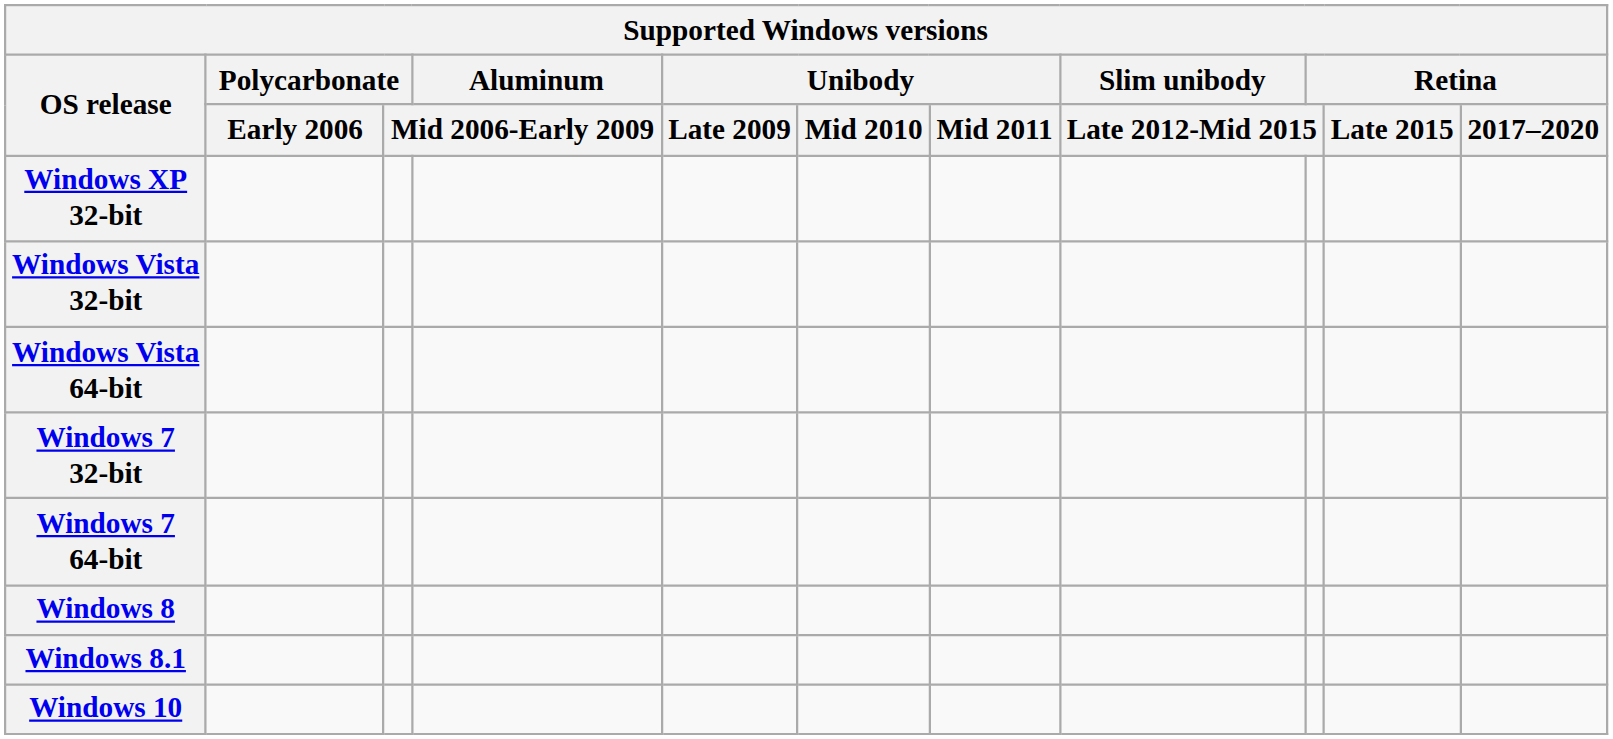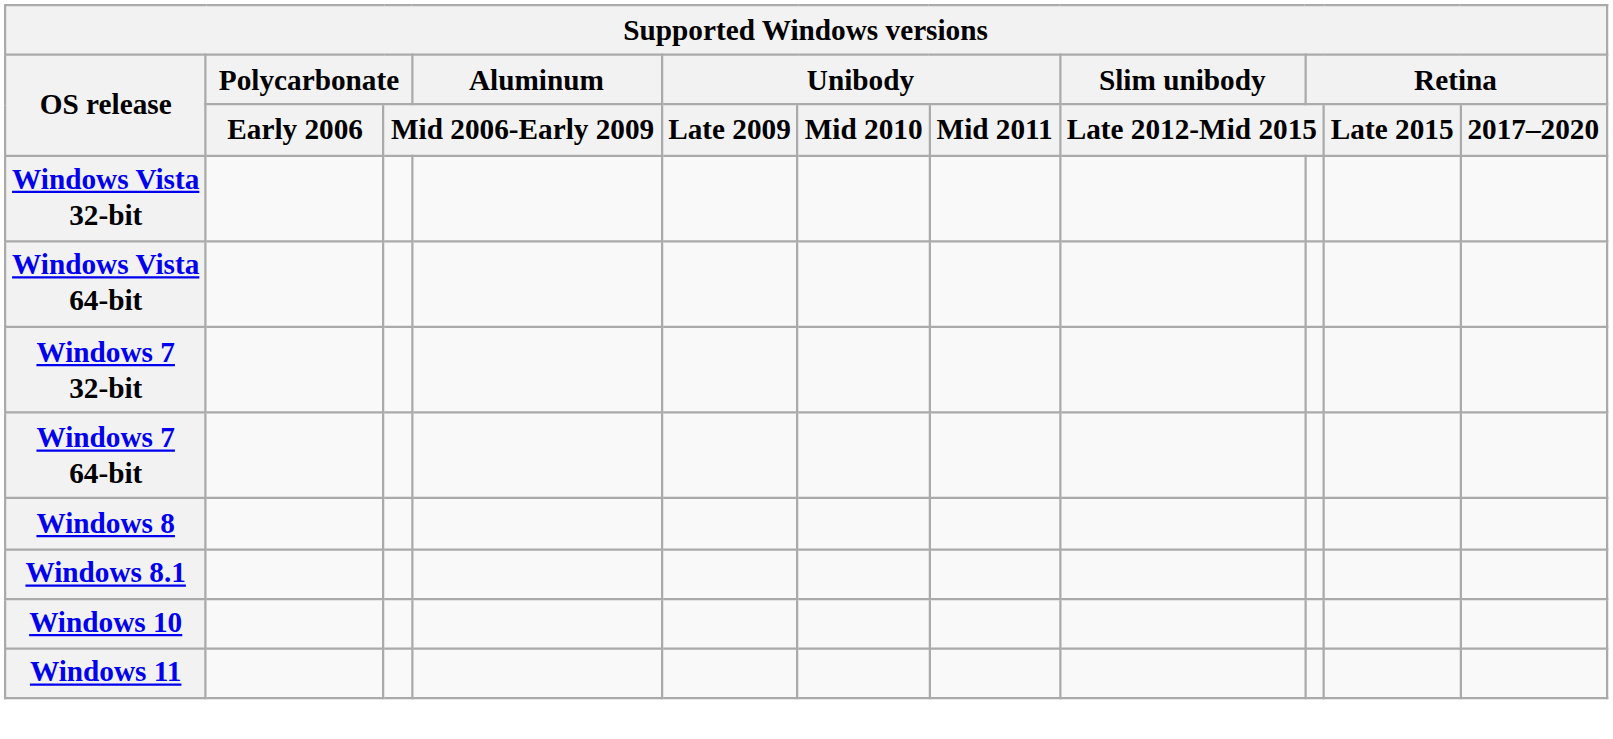- row: (106, 197)
+ row: (106, 672)
